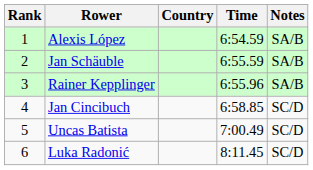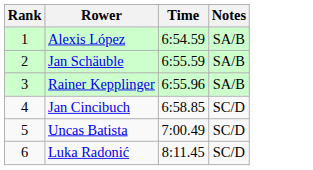- column: (187, 15)
